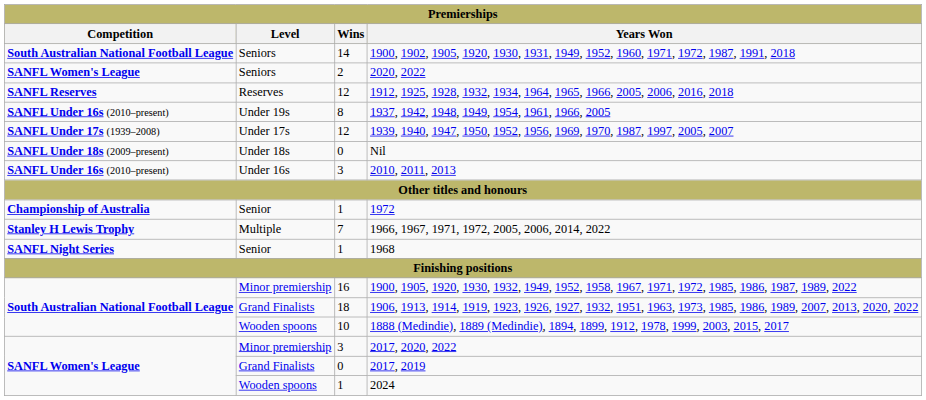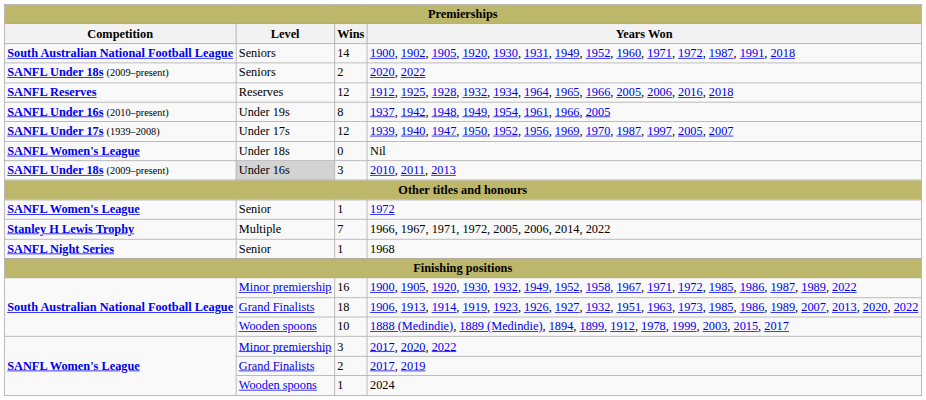(74, 72) SANFL Women's League -> (88, 72) SANFL Under 18s (2009–present)
(88, 151) SANFL Under 18s (2009–present) -> (74, 151) SANFL Women's League
(88, 170) SANFL Under 16s (2010–present) -> (88, 170) SANFL Under 18s (2009–present)
(264, 170) no background -> (264, 170) lightgrey background
(78, 209) Championship of Australia -> (74, 209) SANFL Women's League
(340, 365) 0 -> (340, 365) 2
